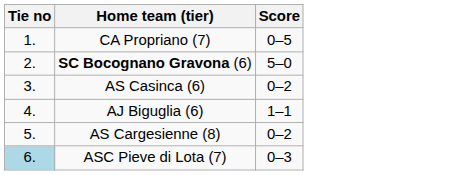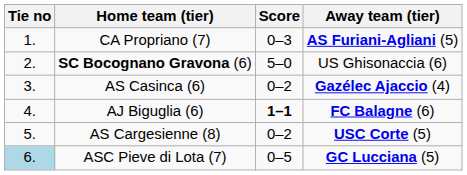+ column: (382, 16)
(279, 39) 0–5 -> (279, 39) 0–3
(279, 110) normal -> (279, 110) bold
(279, 157) 0–3 -> (279, 157) 0–5
